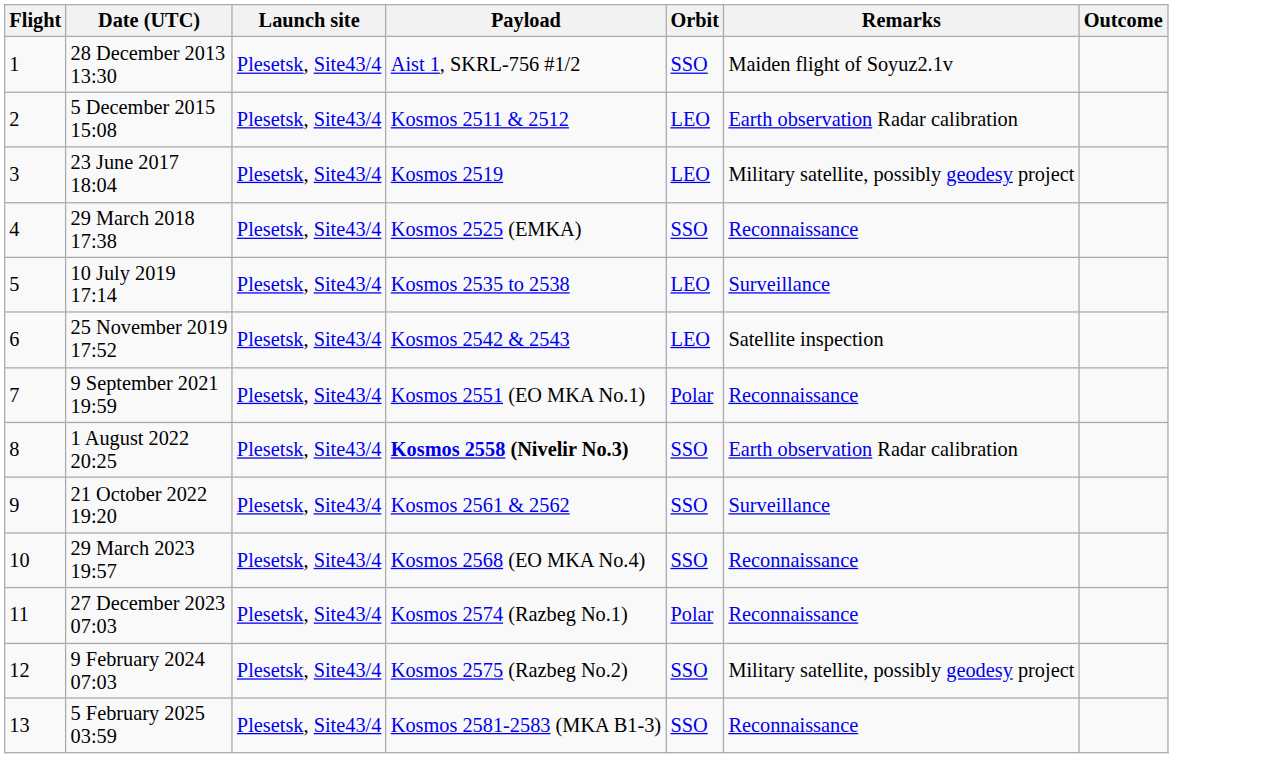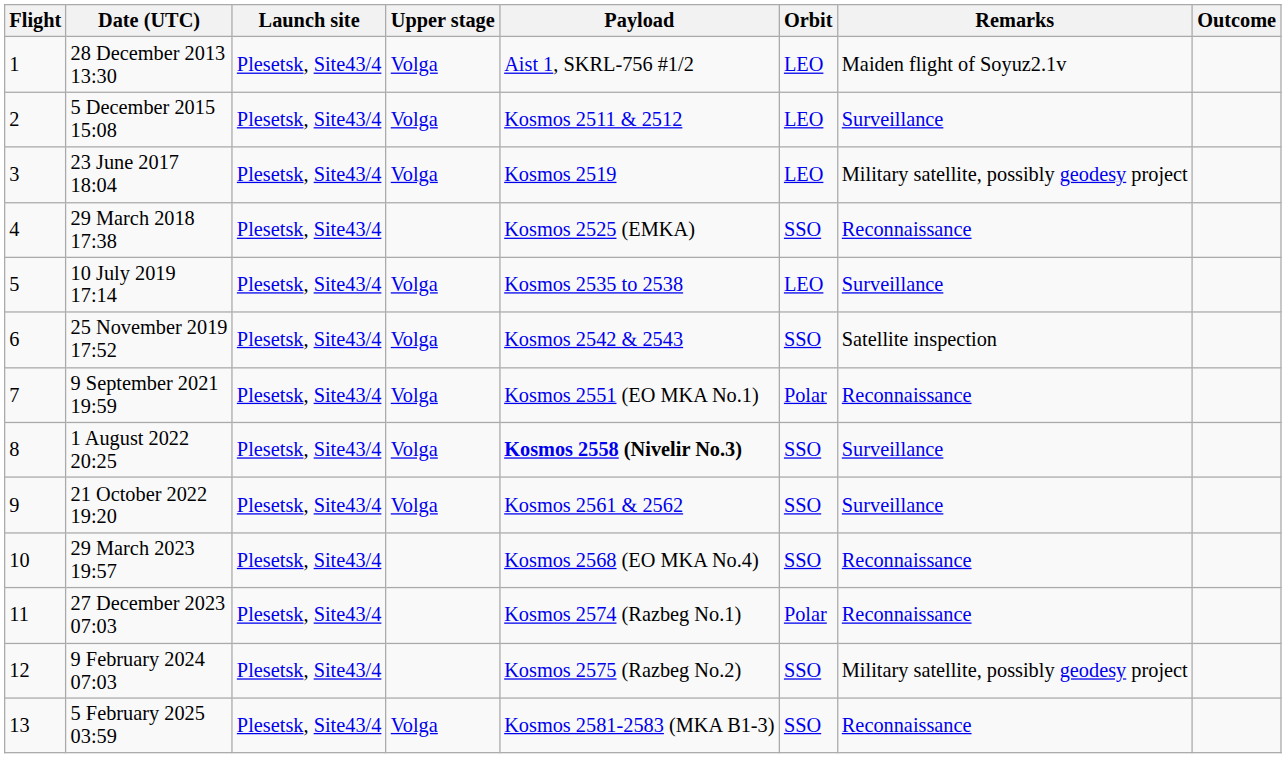+ column: (443, 20)
(689, 64) SSO -> (804, 64) LEO
(873, 119) Earth observation Radar calibration -> (893, 119) Surveillance
(690, 339) LEO -> (803, 339) SSO
(873, 449) Earth observation Radar calibration -> (893, 449) Surveillance
